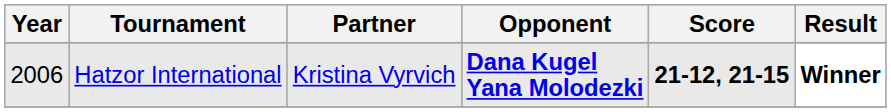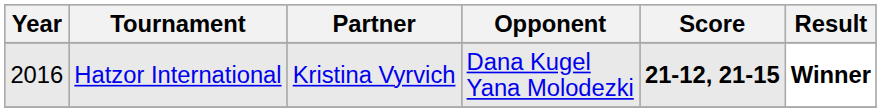(37, 75) 2006 -> (37, 75) 2016
(555, 75) bold -> (550, 75) normal
